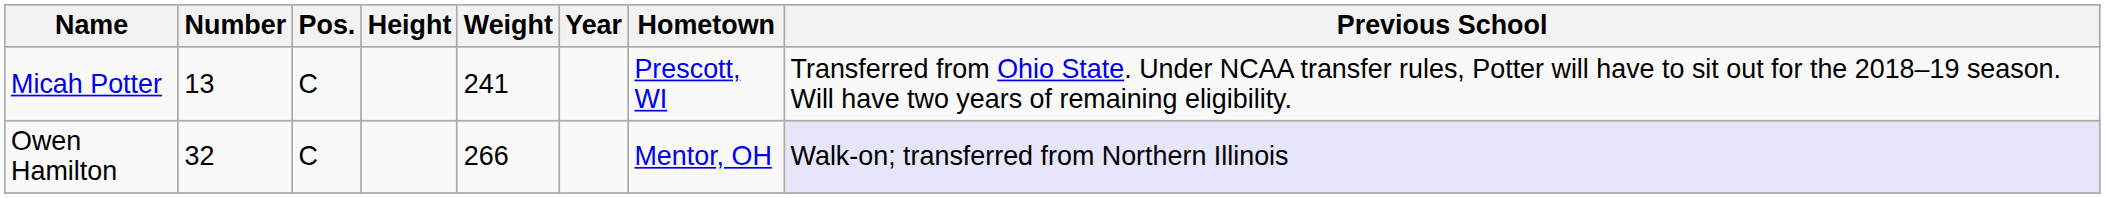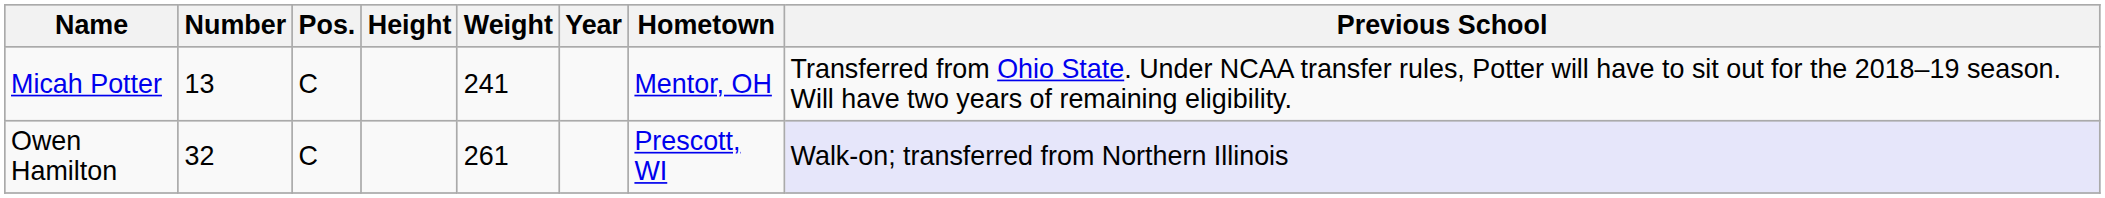(687, 83) Prescott, WI -> (703, 83) Mentor, OH
(486, 156) 266 -> (486, 156) 261
(703, 156) Mentor, OH -> (687, 156) Prescott, WI
